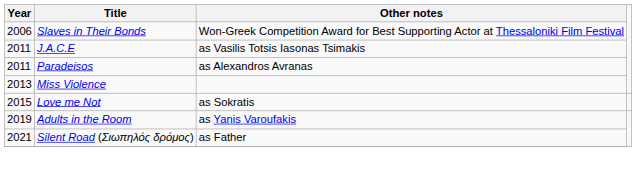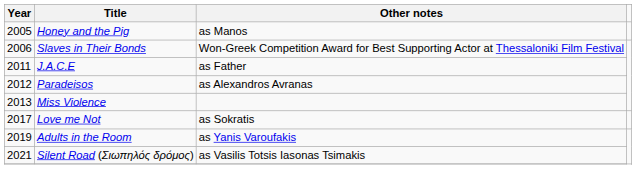+ row: (83, 31)
(282, 48) as Vasilis Totsis Iasonas Tsimakis -> (223, 66) as Father
(19, 66) 2011 -> (19, 84) 2012
(19, 102) 2015 -> (19, 119) 2017
(223, 137) as Father -> (282, 155) as Vasilis Totsis Iasonas Tsimakis
